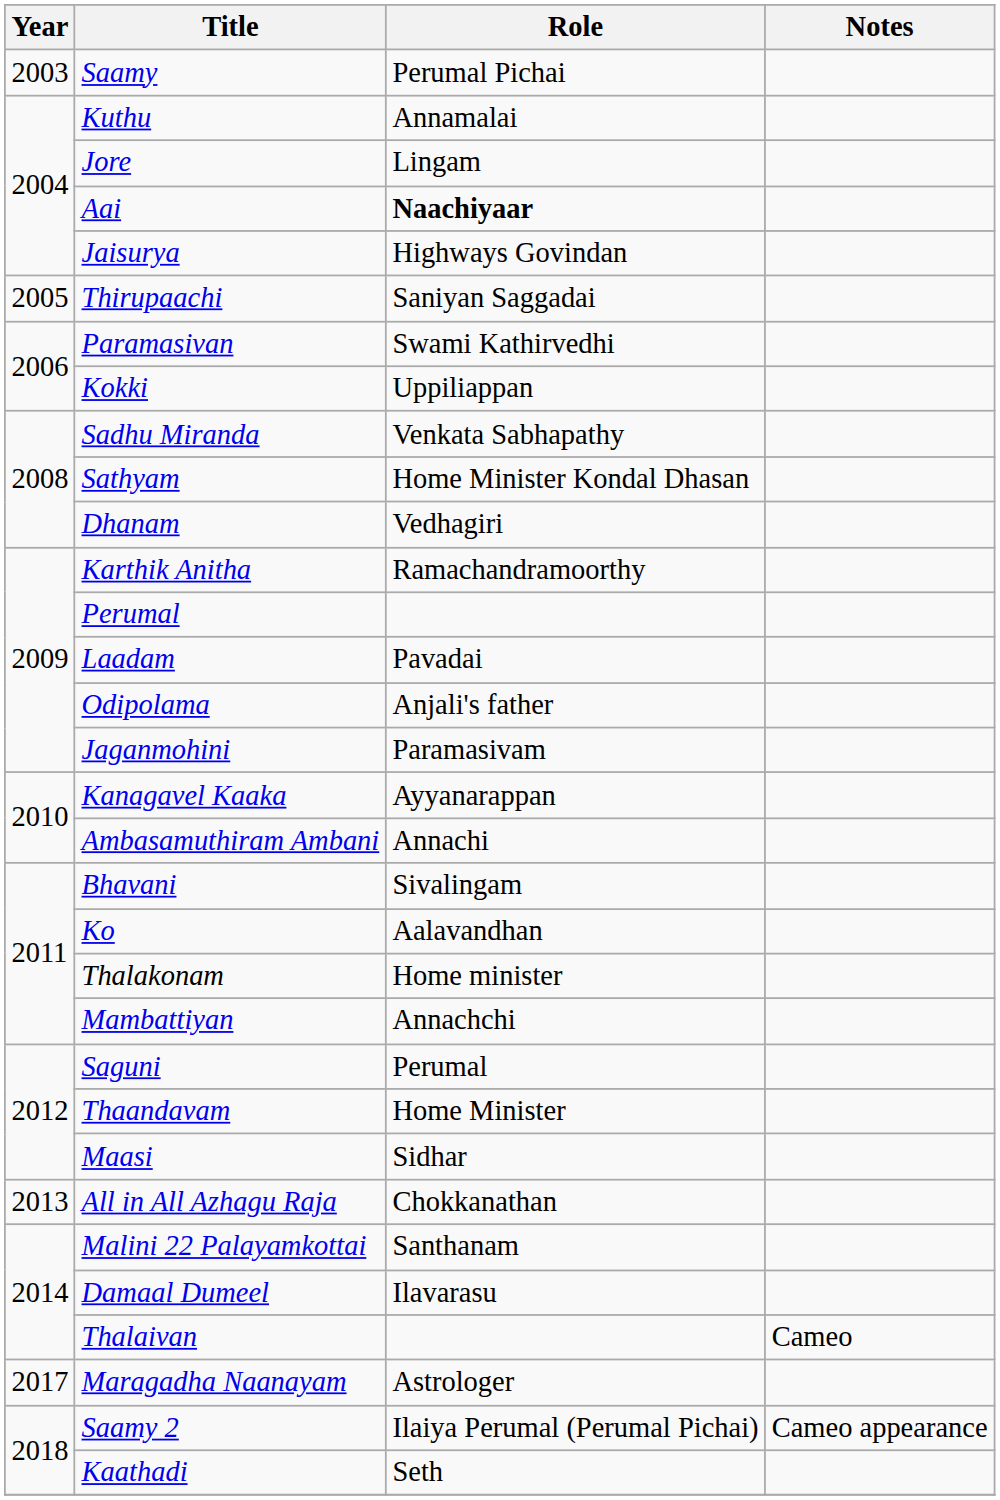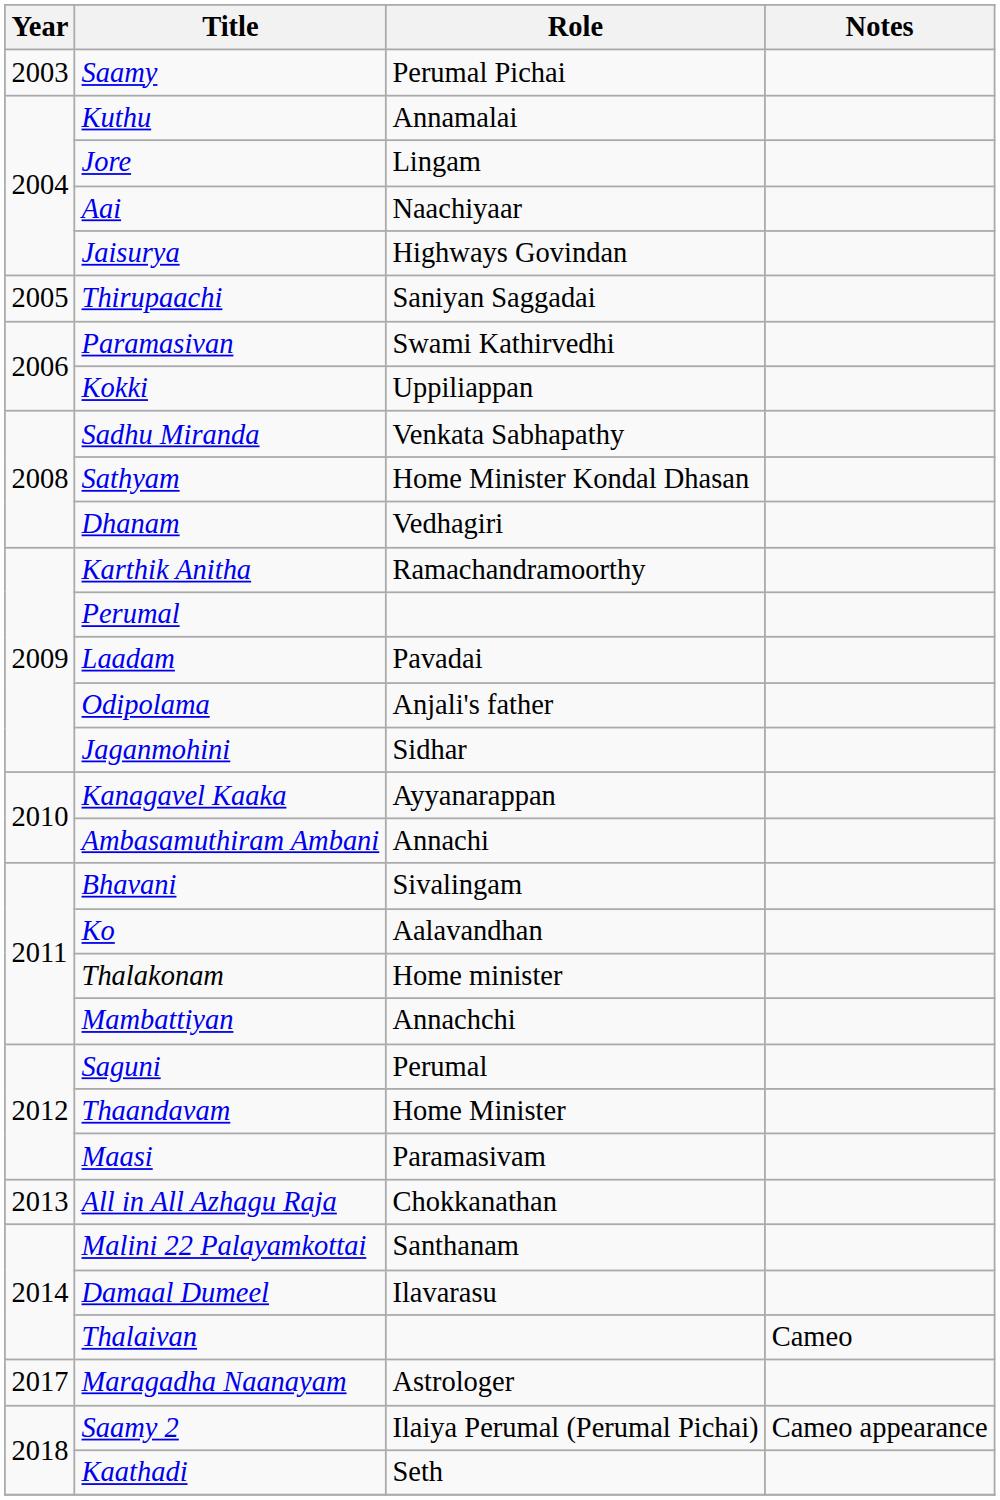(463, 207) bold -> (457, 207) normal
(469, 749) Paramasivam -> (430, 749) Sidhar
(430, 1156) Sidhar -> (469, 1156) Paramasivam
